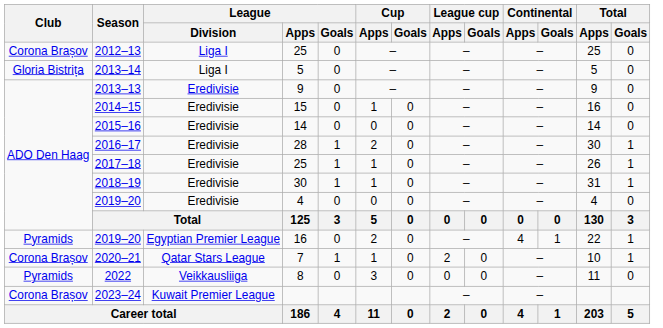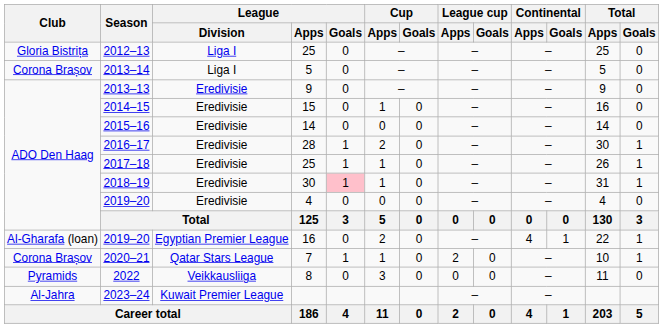(48, 51) Corona Brașov -> (53, 51) Gloria Bistrița
(48, 70) Gloria Bistrița -> (53, 70) Corona Brașov
(337, 182) no background -> (346, 182) pink background
(48, 239) Pyramids -> (53, 239) Al-Gharafa (loan)
(48, 295) Corona Brașov -> (53, 295) Al-Jahra
